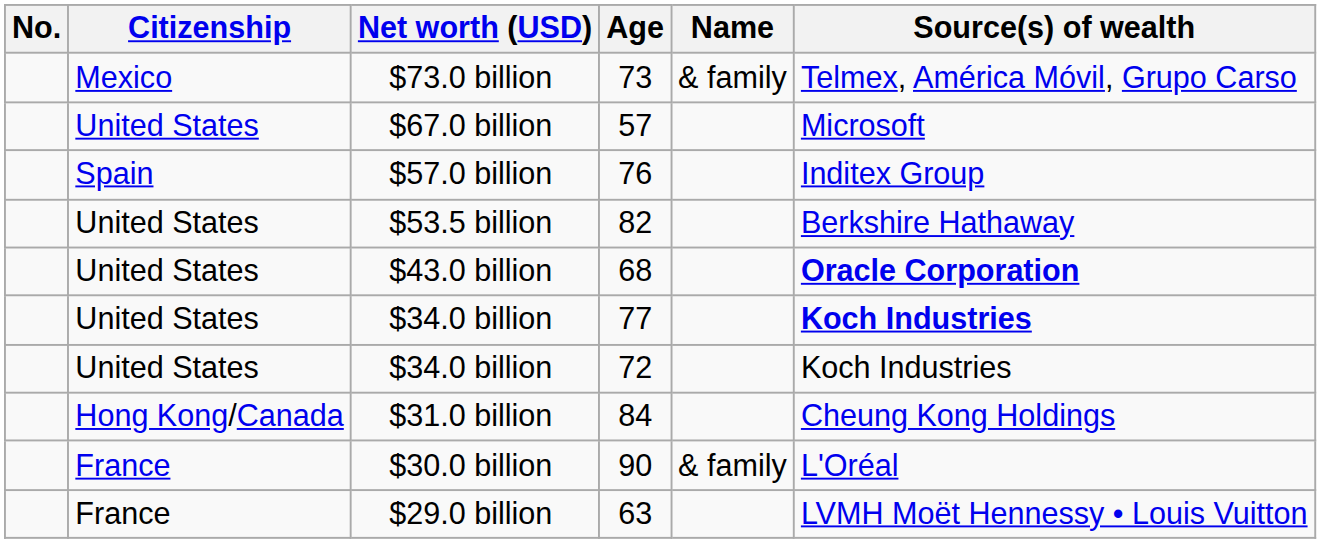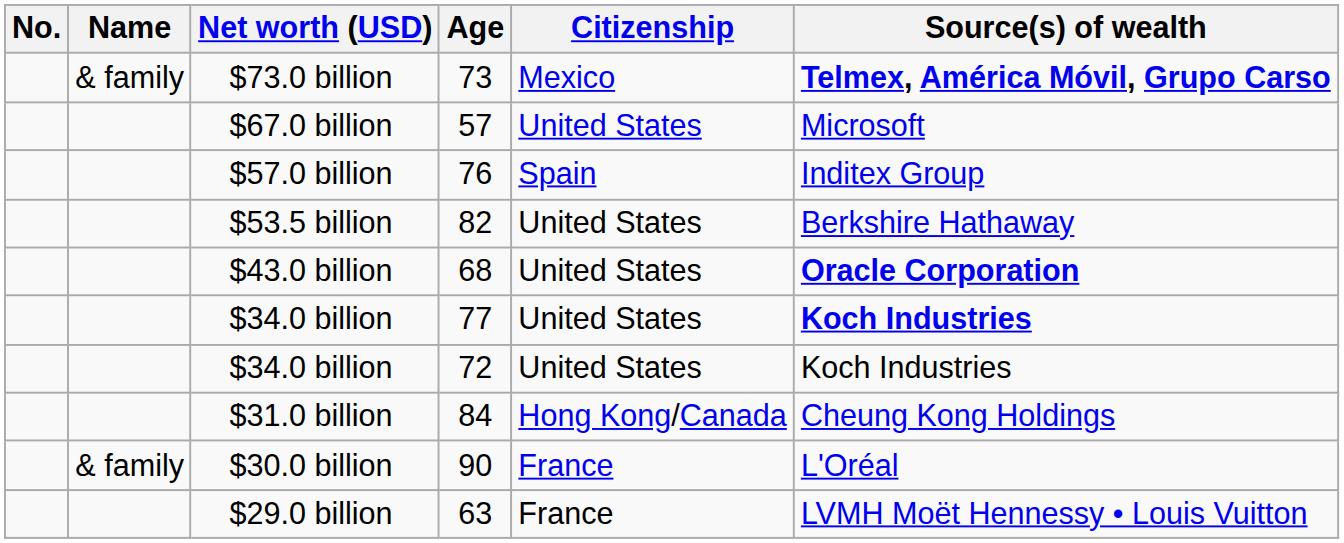columns swapped: (732, 28) <-> (210, 28)
(1049, 77) normal -> (1066, 77) bold
